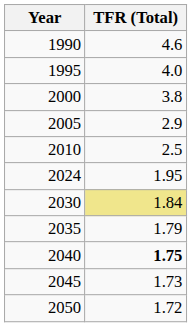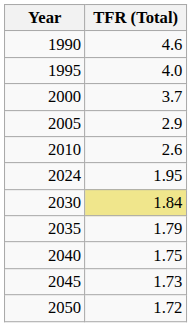(172, 96) 3.8 -> (172, 96) 3.7
(172, 149) 2.5 -> (172, 149) 2.6
(168, 255) bold -> (168, 255) normal
